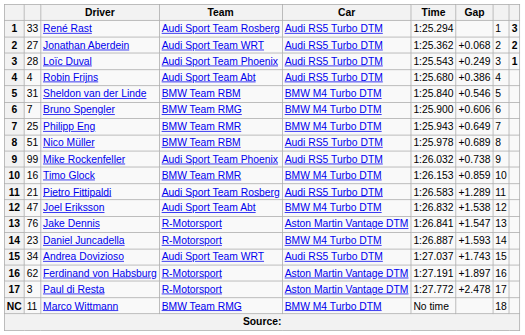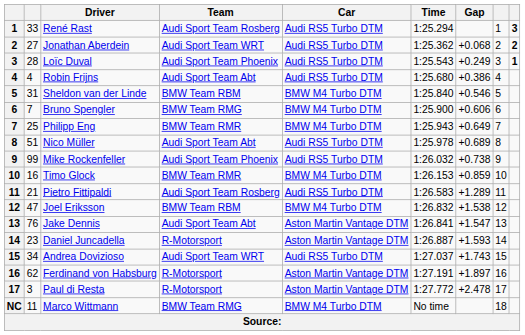(201, 142) BMW Team RBM -> (209, 142) Audi Sport Team Abt
(209, 208) Audi Sport Team Abt -> (201, 208) BMW Team RBM
(192, 224) R-Motorsport -> (209, 224) Audi Sport Team Abt
(333, 240) BMW M4 Turbo DTM -> (347, 240) Aston Martin Vantage DTM
